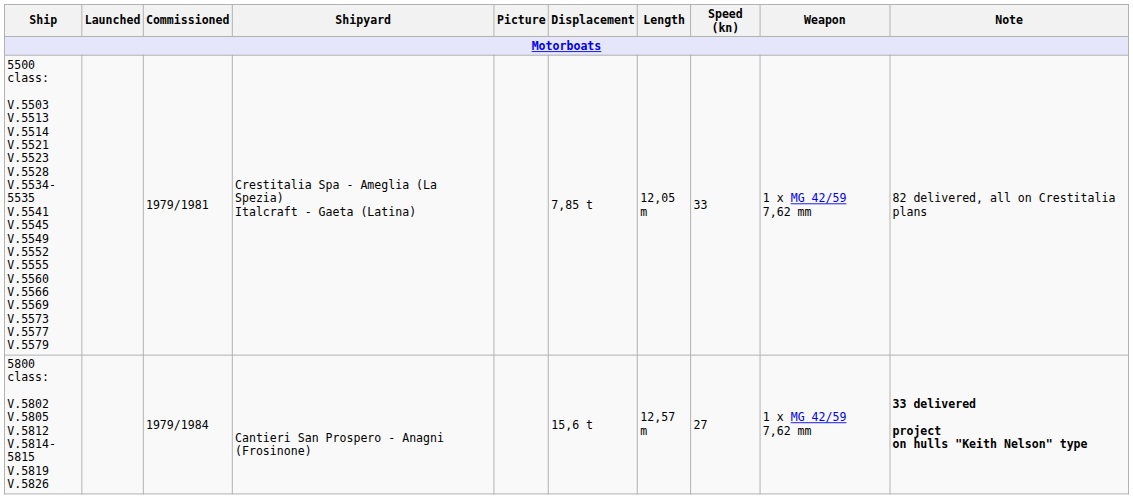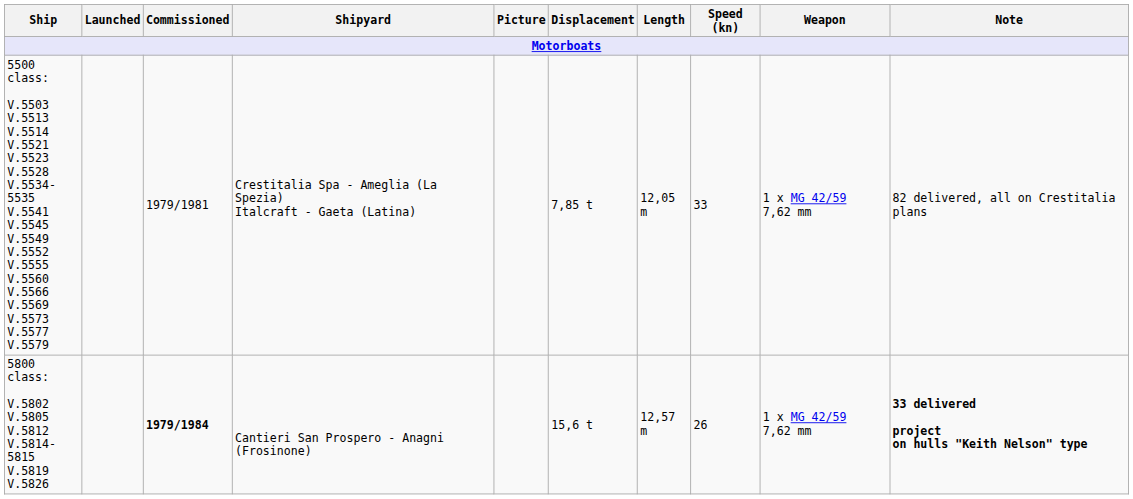(177, 424) normal -> (177, 424) bold
(700, 424) 27 -> (700, 424) 26
